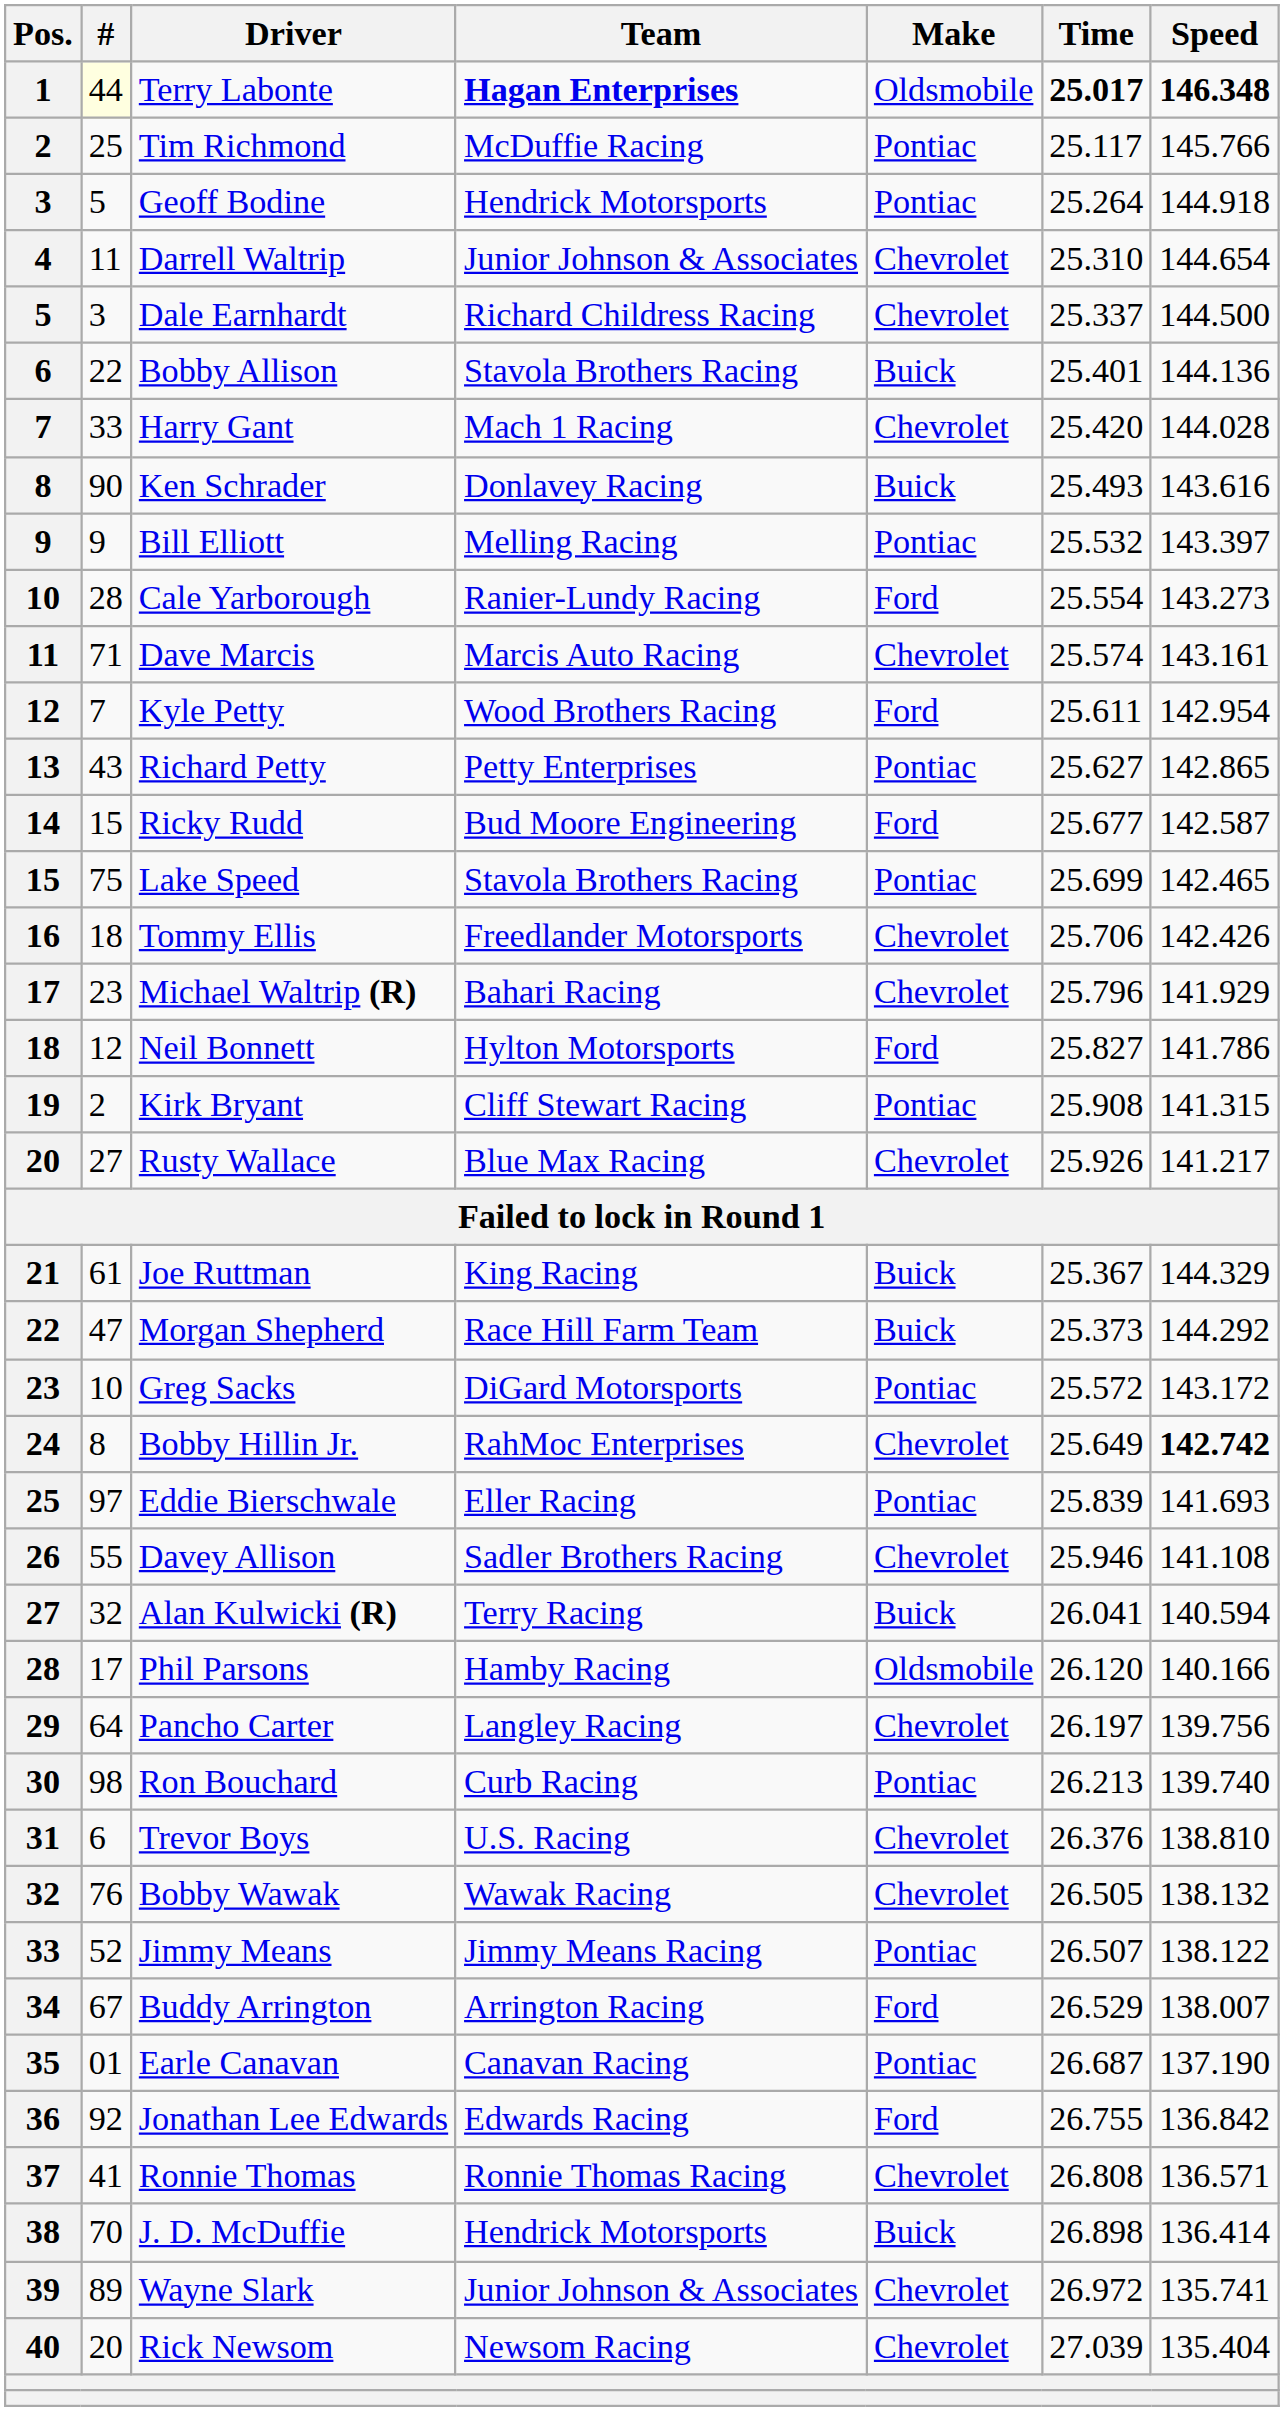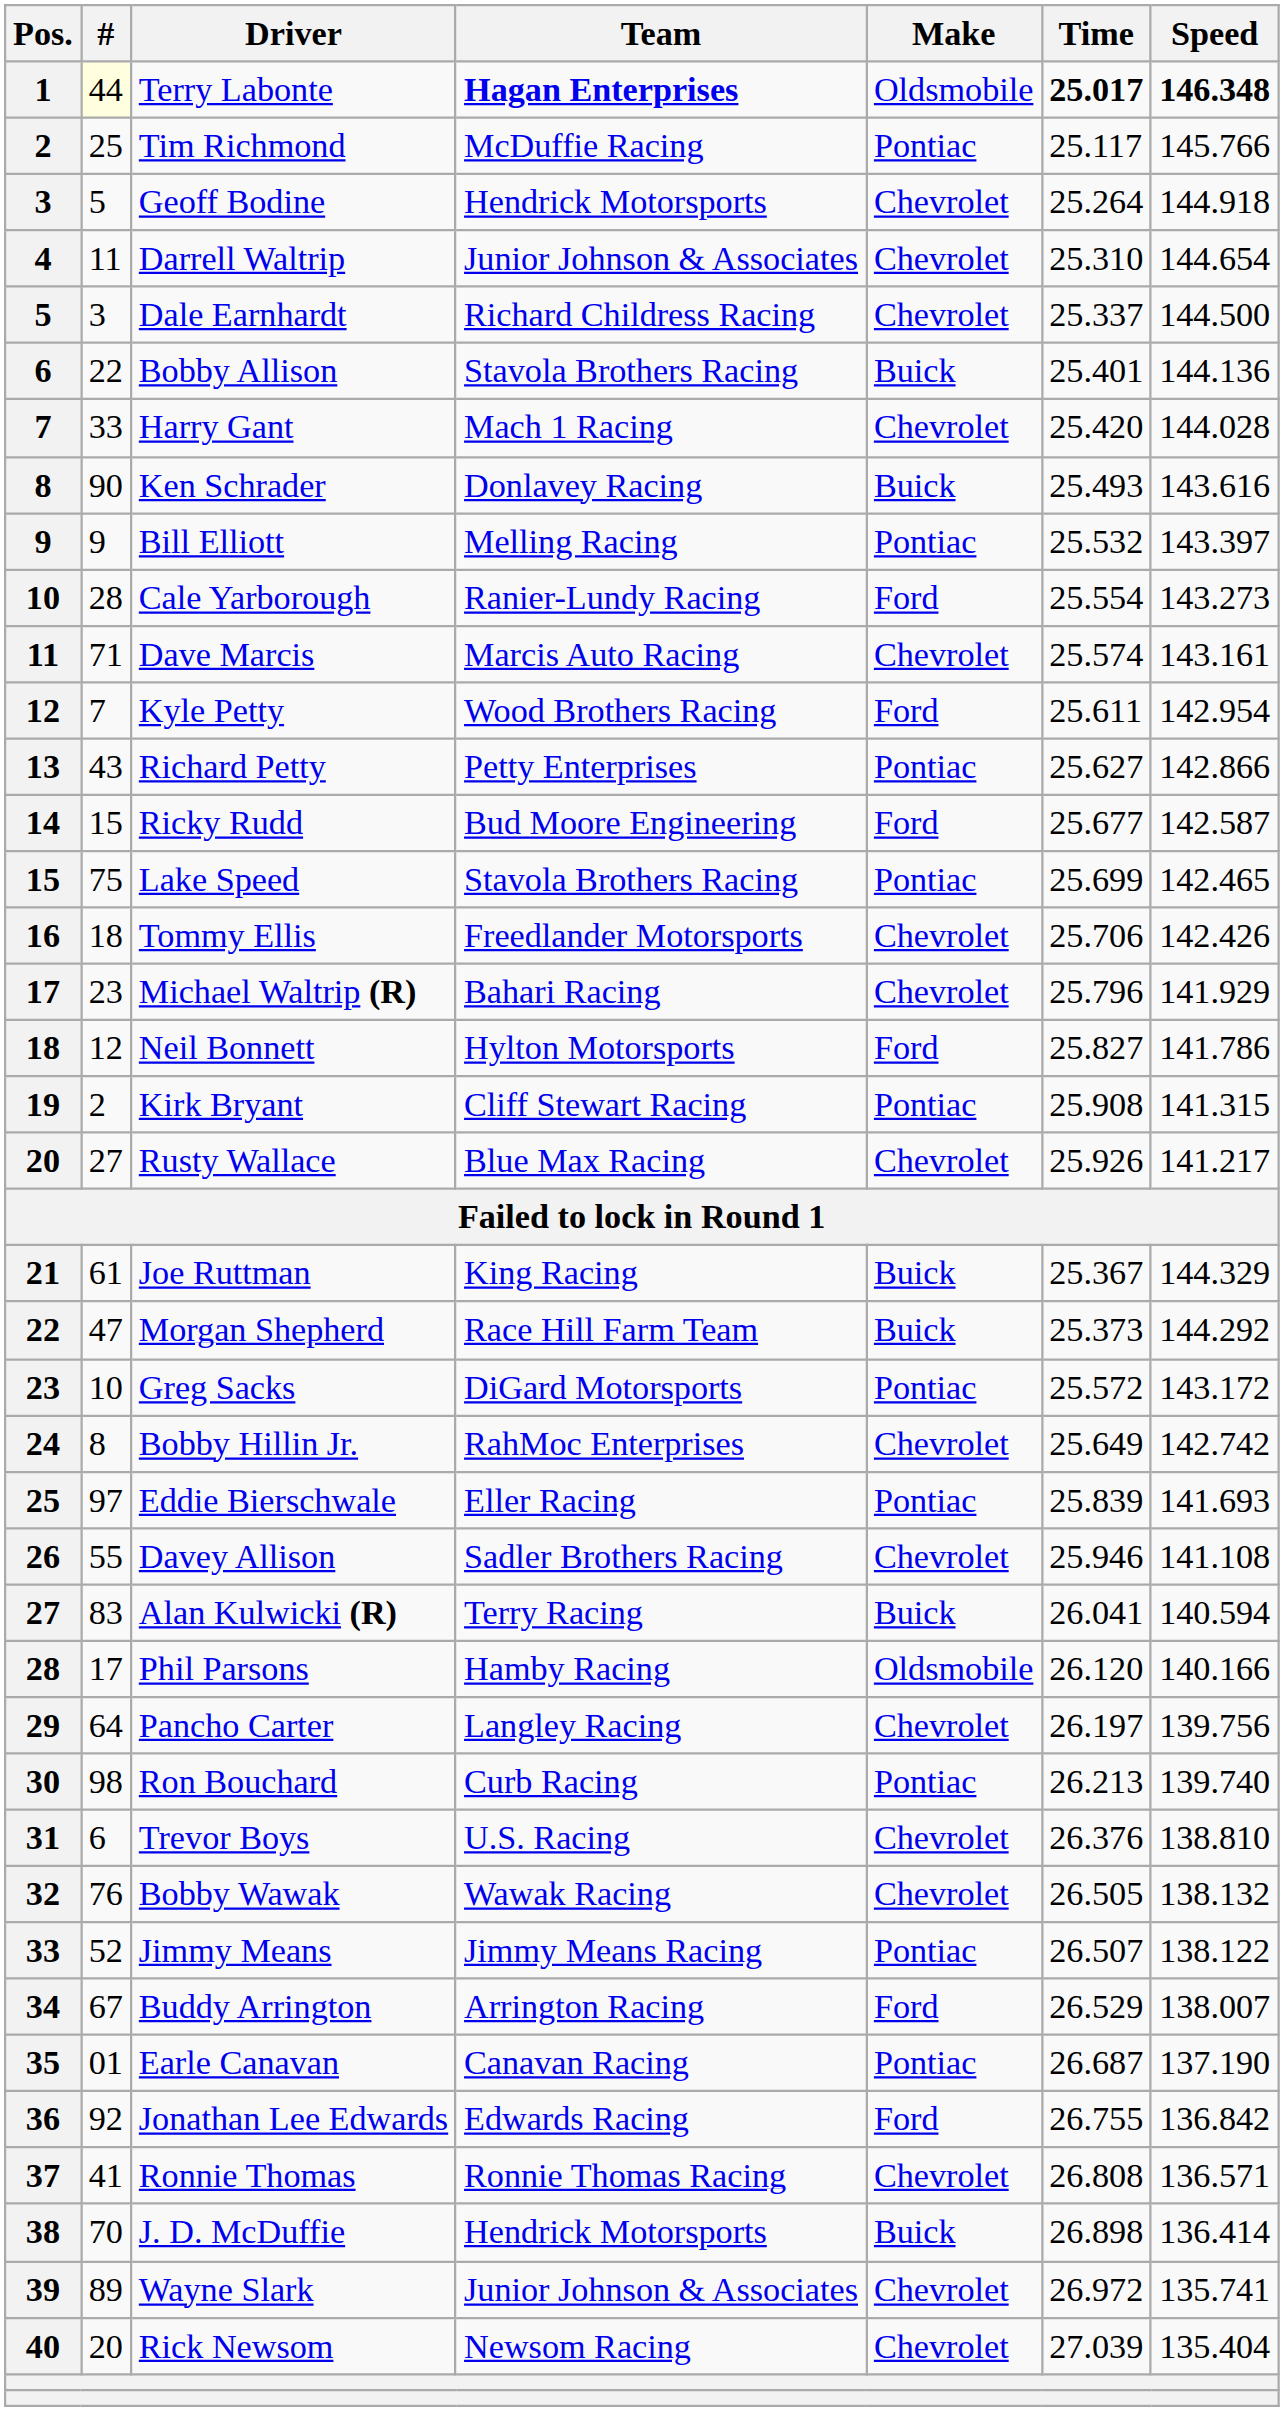(925, 202) Pontiac -> (941, 202) Chevrolet
(1215, 765) 142.865 -> (1215, 765) 142.866
(1215, 1442) bold -> (1215, 1442) normal
(106, 1611) 32 -> (106, 1611) 83
